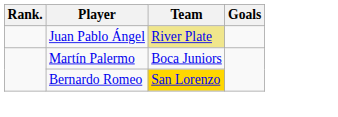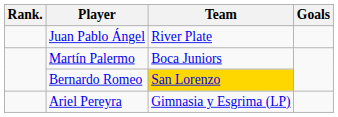(182, 36) khaki background -> (182, 36) no background
+ row: (85, 101)
